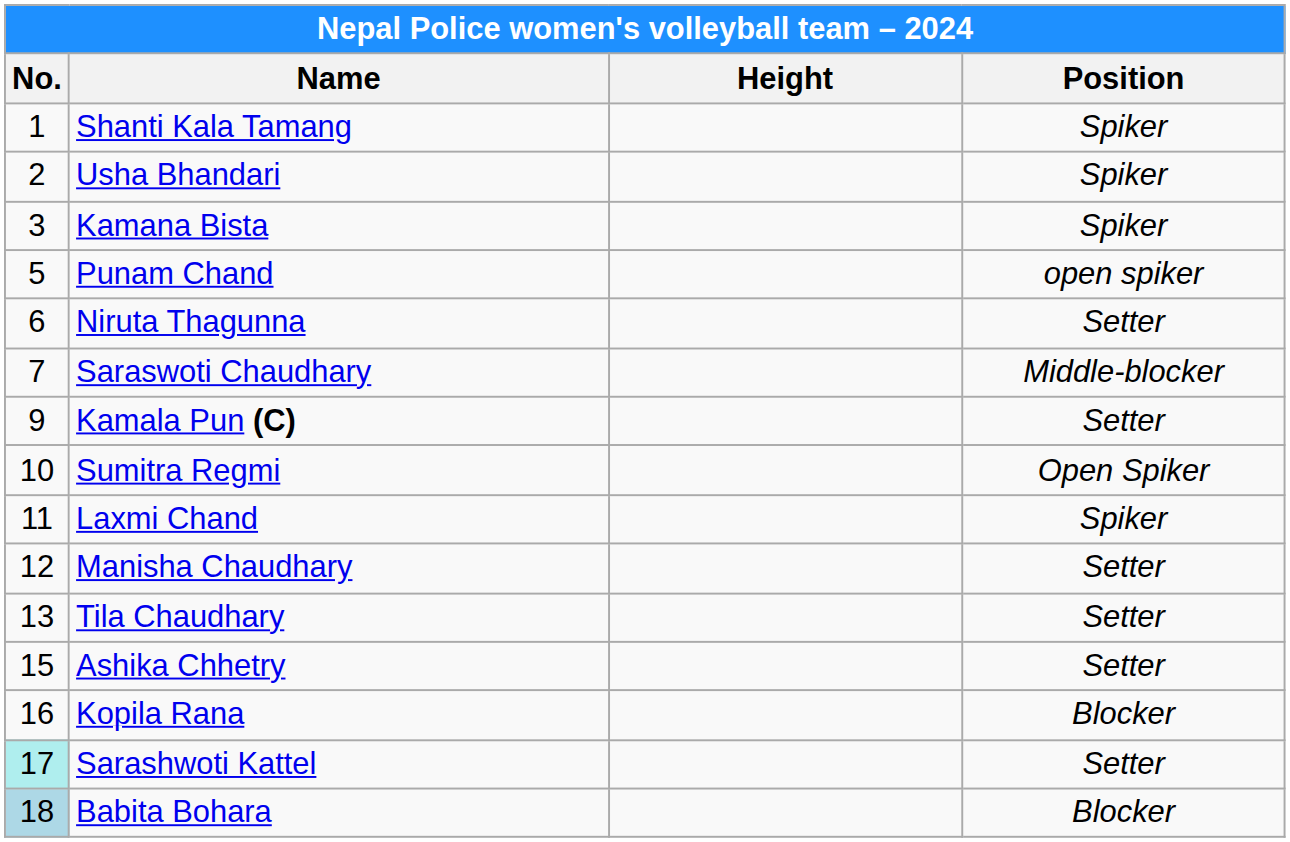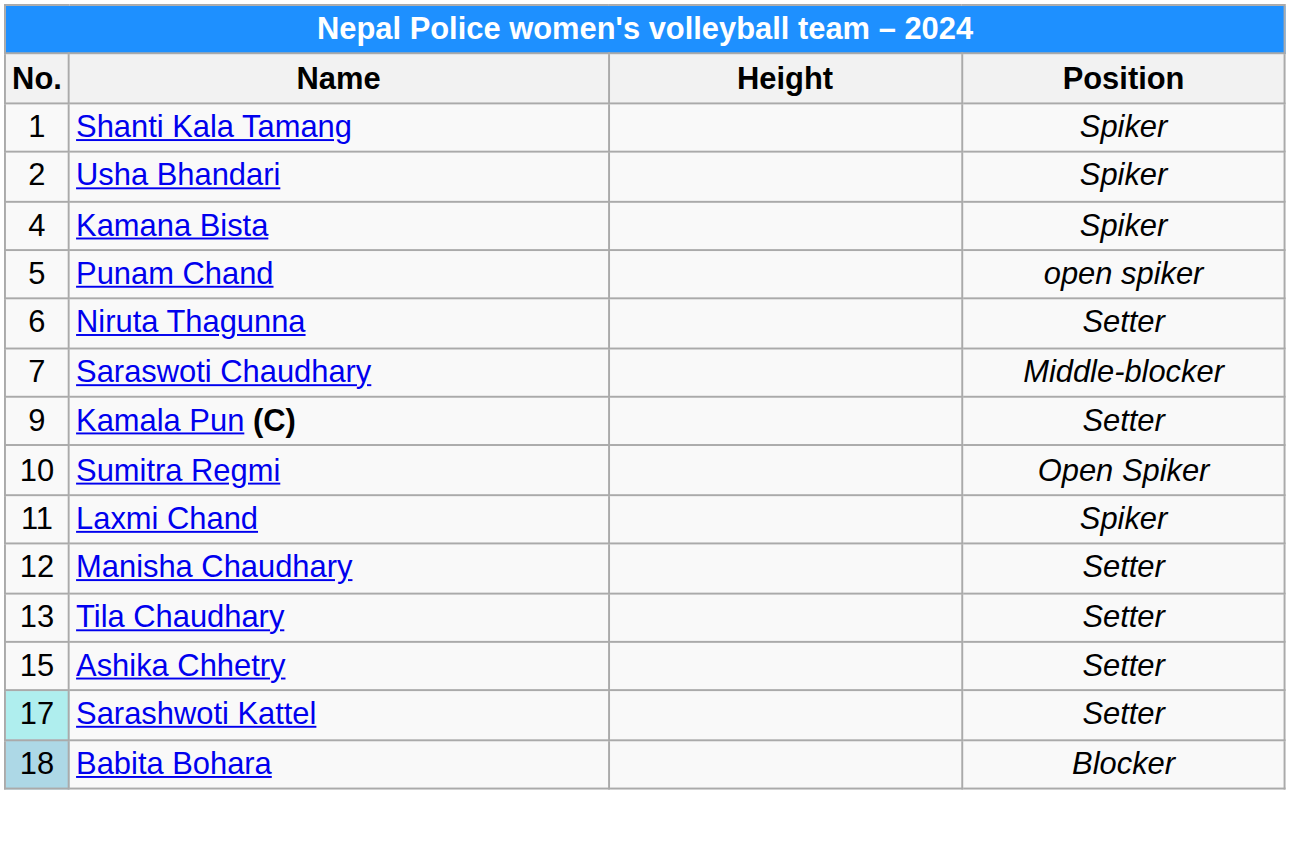(37, 224) 3 -> (37, 224) 4
- row: (160, 714)
